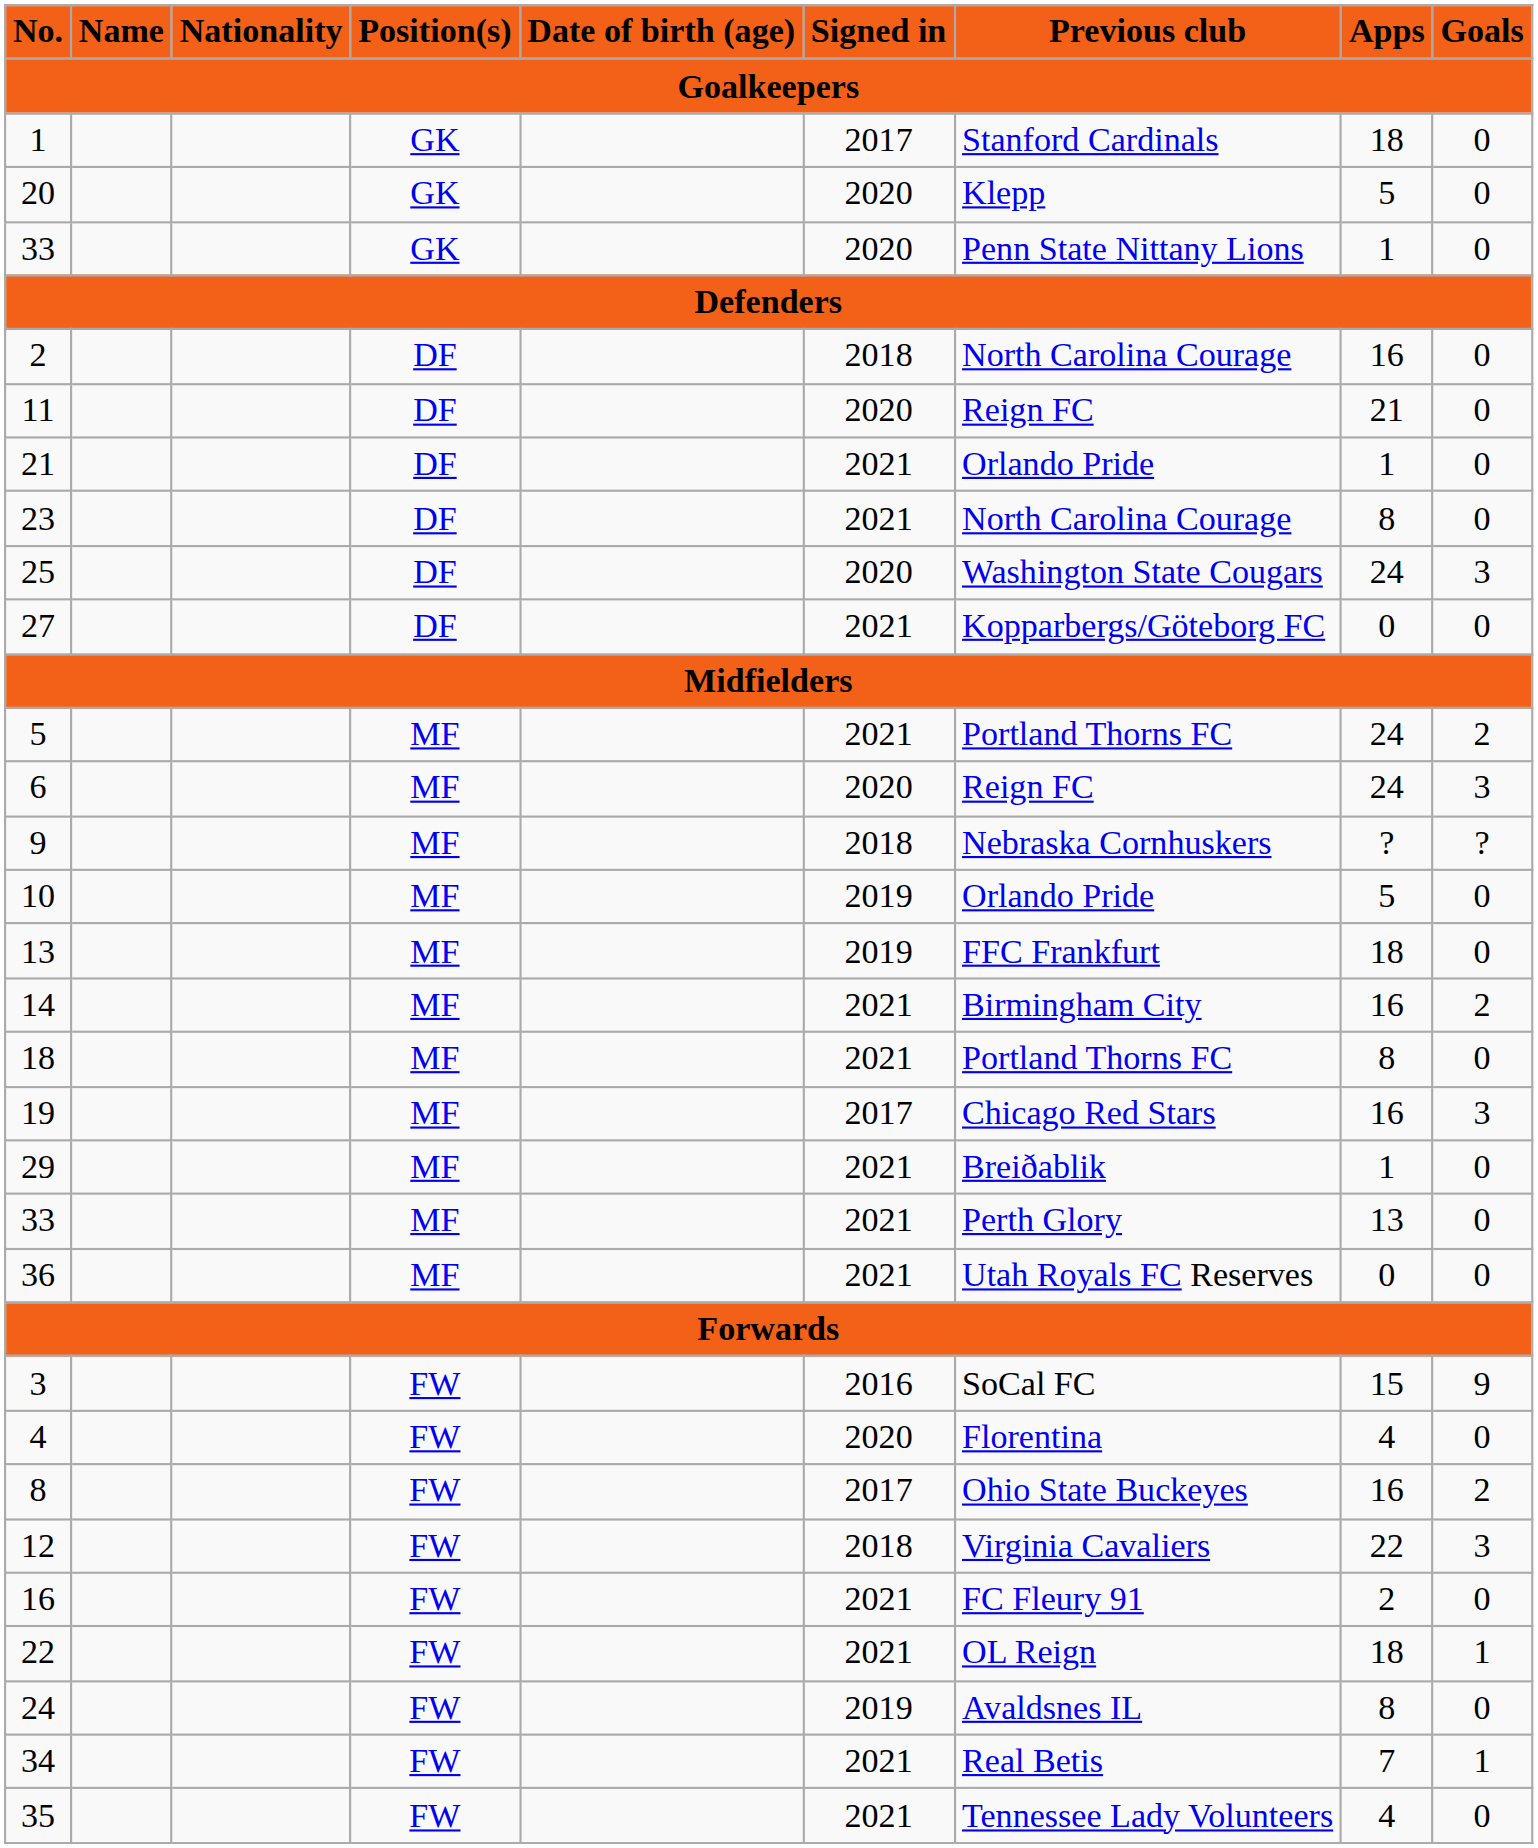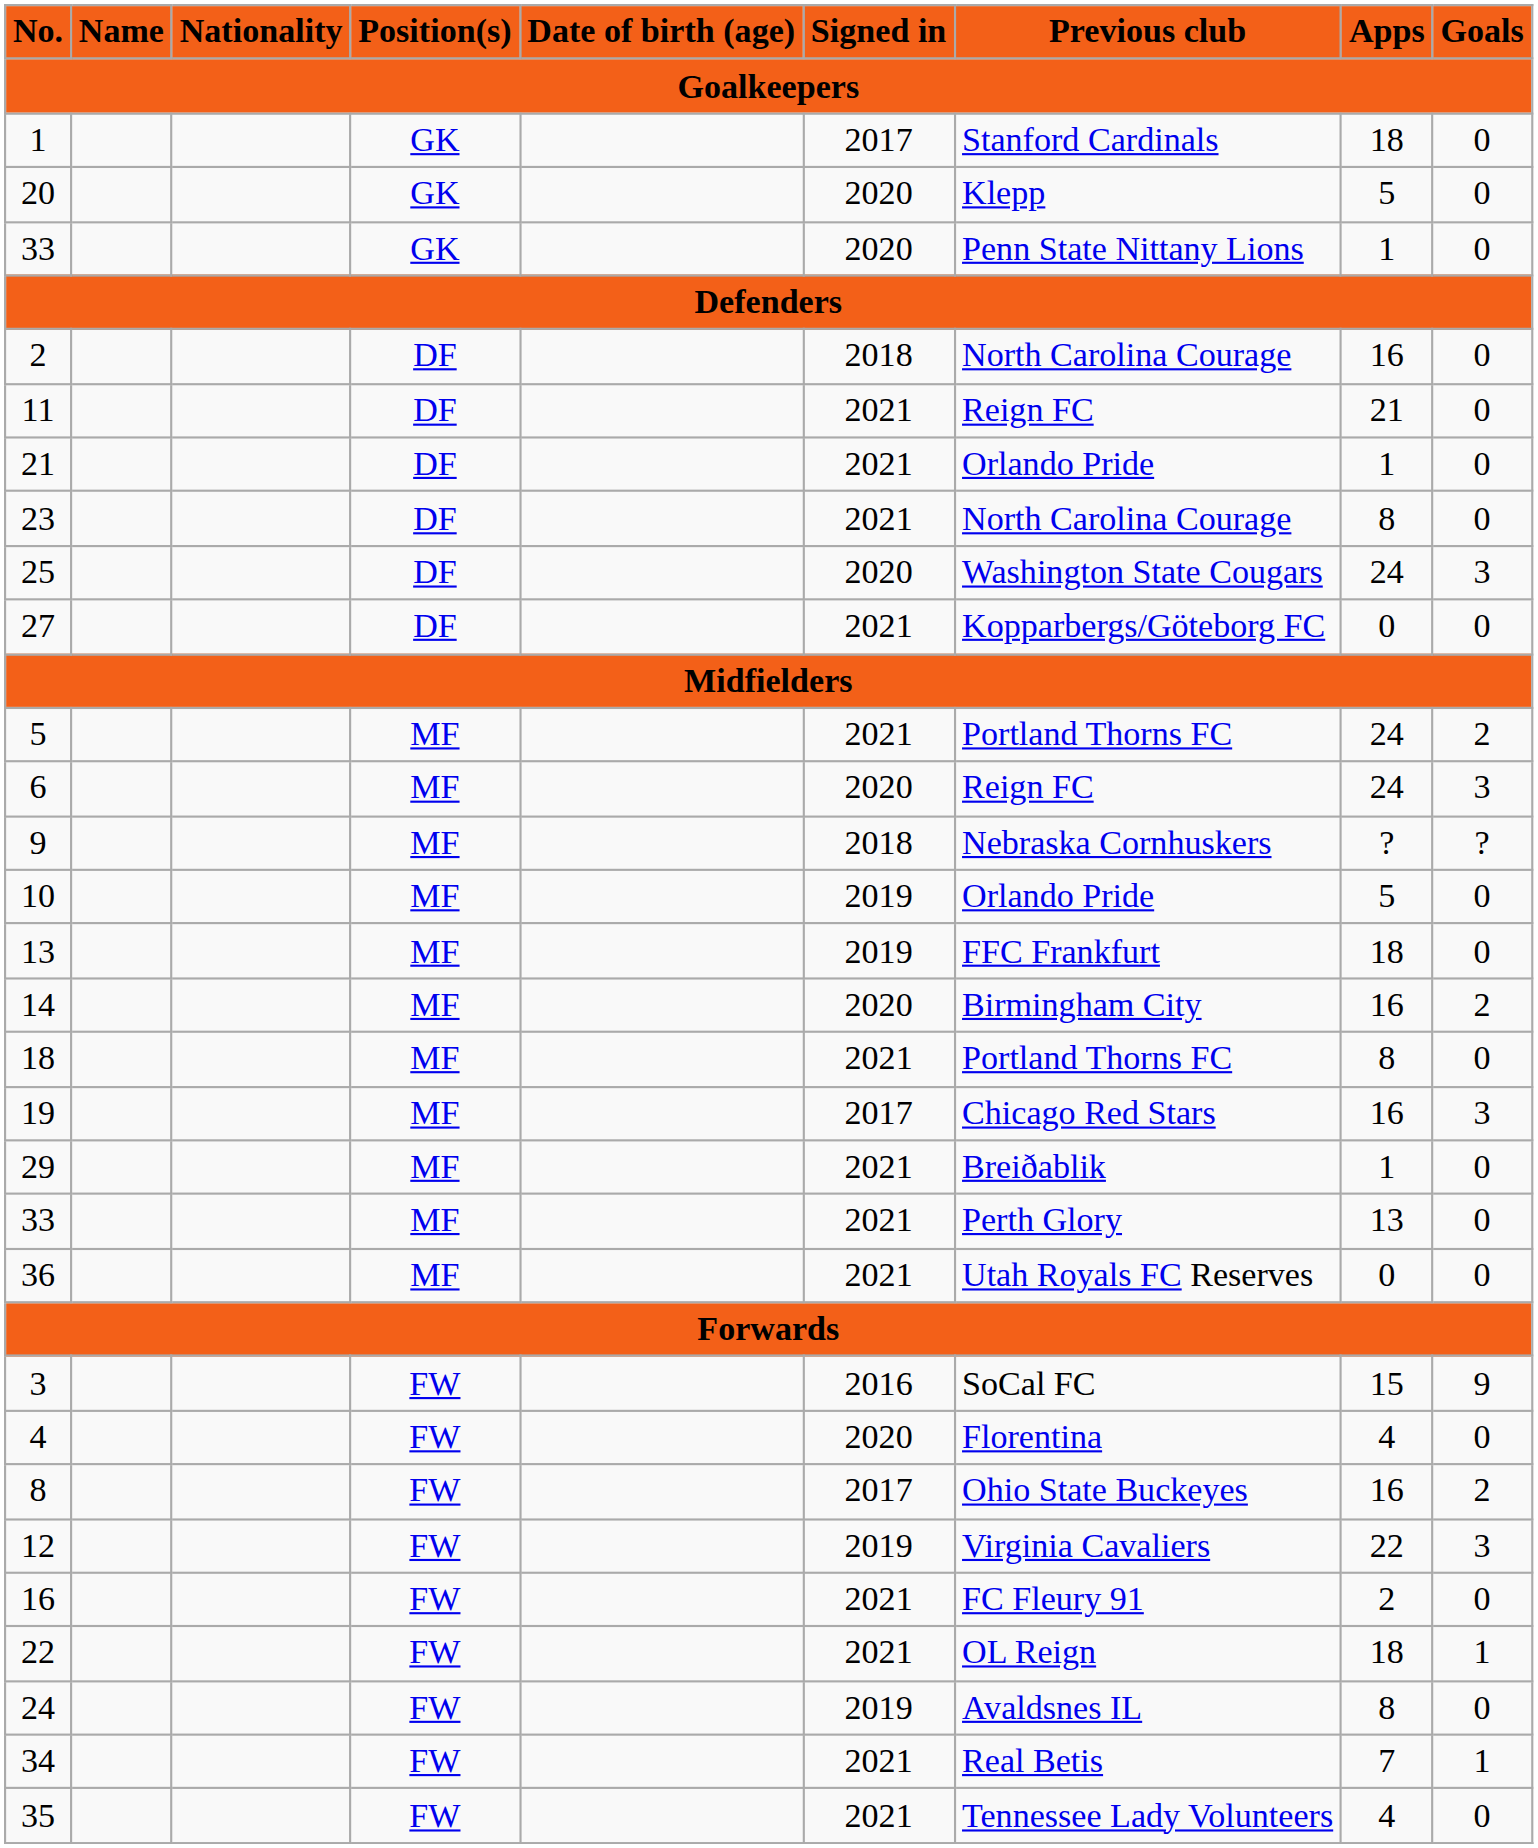(879, 409) 2020 -> (879, 409) 2021
(879, 1004) 2021 -> (879, 1004) 2020
(879, 1544) 2018 -> (879, 1544) 2019
